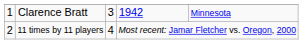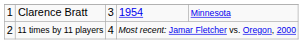(131, 13) 1942 -> (131, 13) 1954
